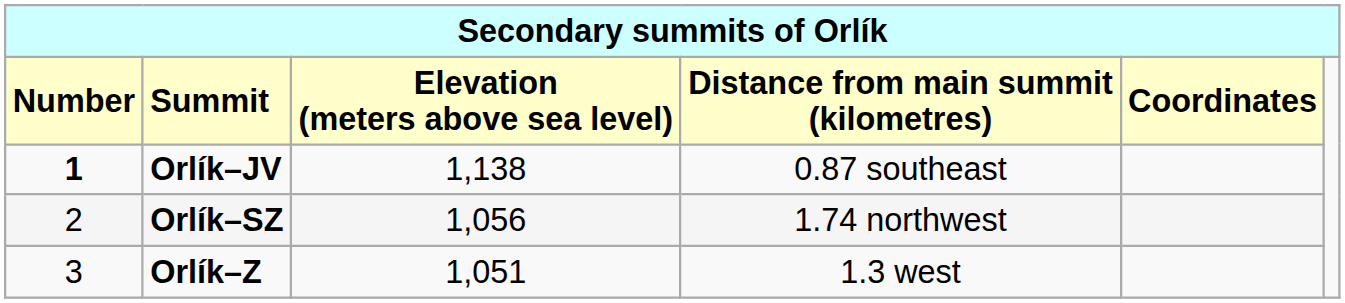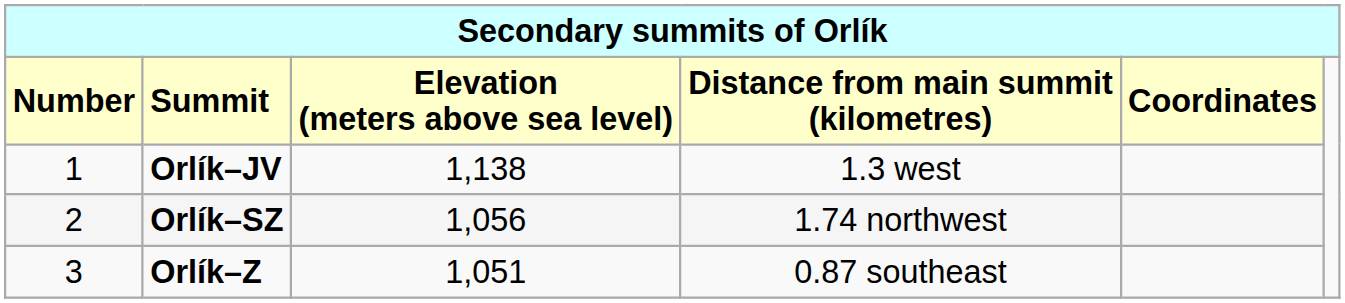(74, 169) bold -> (74, 169) normal
(901, 169) 0.87 southeast -> (900, 169) 1.3 west
(900, 272) 1.3 west -> (901, 272) 0.87 southeast
